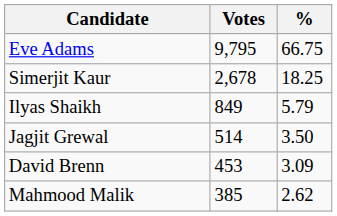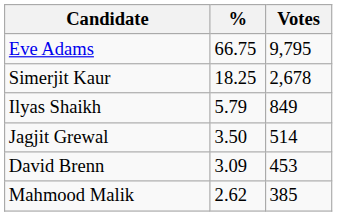columns swapped: (244, 19) <-> (304, 19)
